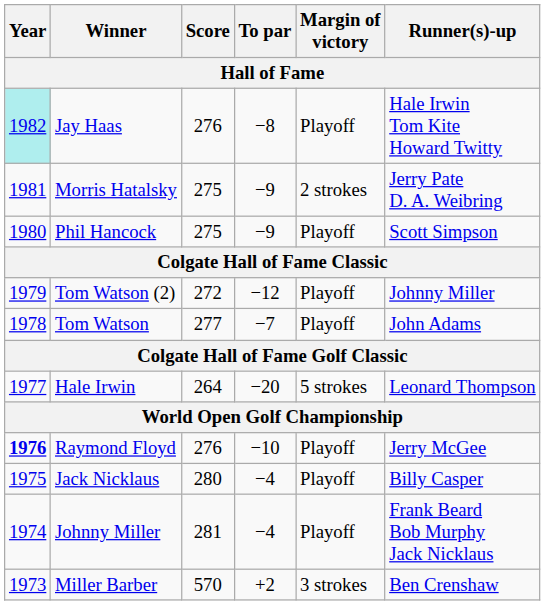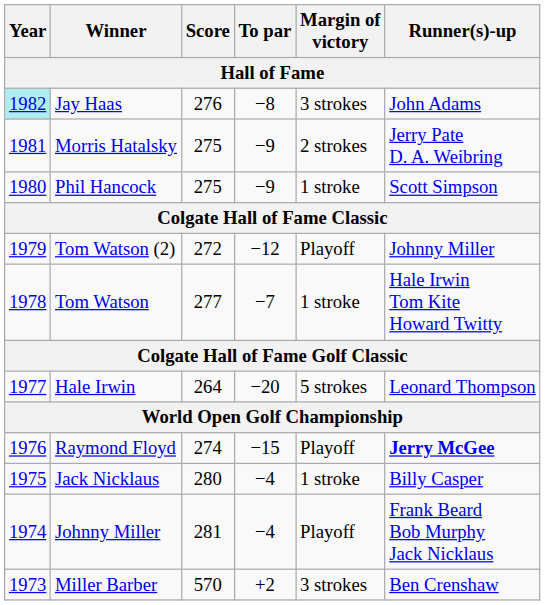(327, 126) Playoff -> (334, 103) 3 strokes
(446, 126) Hale Irwin Tom Kite Howard Twitty -> (435, 103) John Adams
(327, 231) Playoff -> (330, 187) 1 stroke
(327, 324) Playoff -> (330, 302) 1 stroke
(435, 324) John Adams -> (446, 302) Hale Irwin Tom Kite Howard Twitty
(28, 447) bold -> (28, 447) normal
(208, 447) 276 -> (208, 447) 274
(265, 447) −10 -> (265, 447) −15
(438, 447) normal -> (442, 447) bold
(327, 478) Playoff -> (330, 478) 1 stroke
